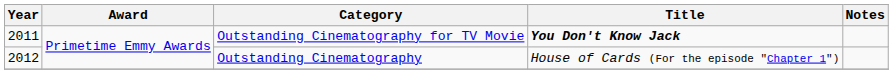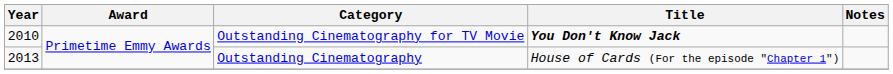(23, 37) 2011 -> (23, 37) 2010
(23, 58) 2012 -> (23, 58) 2013
